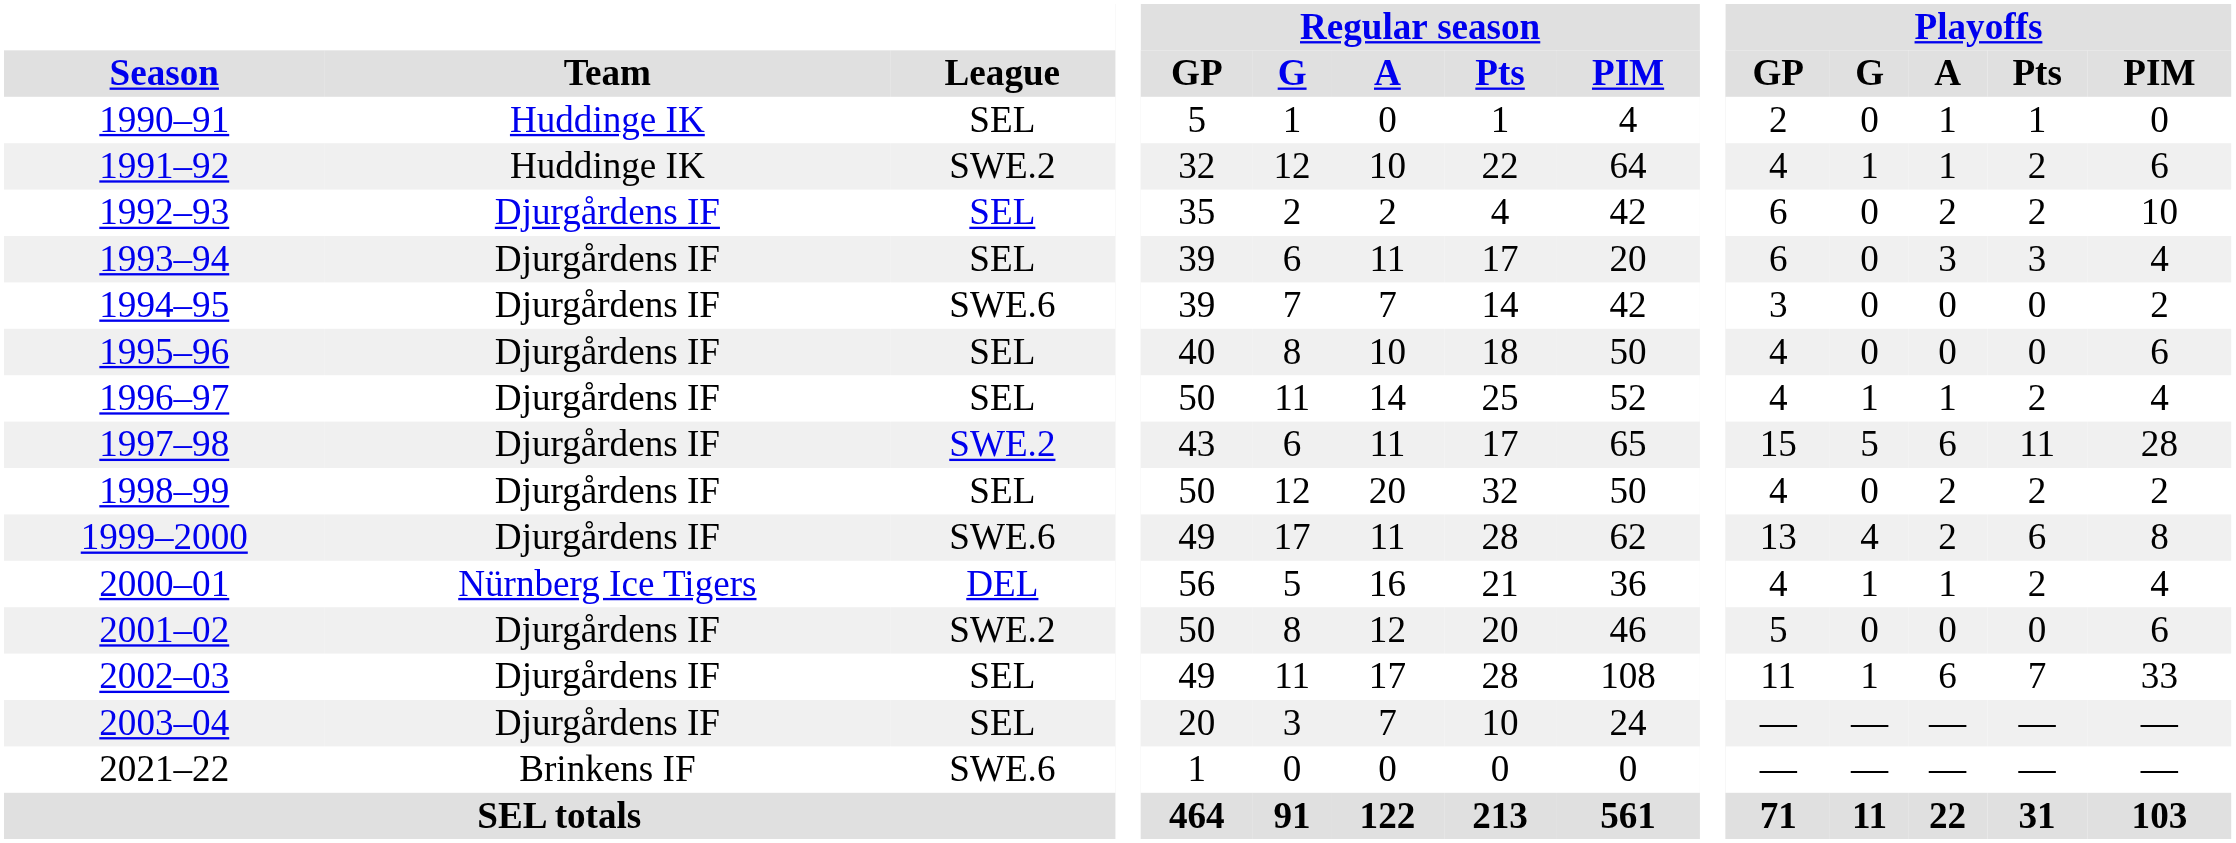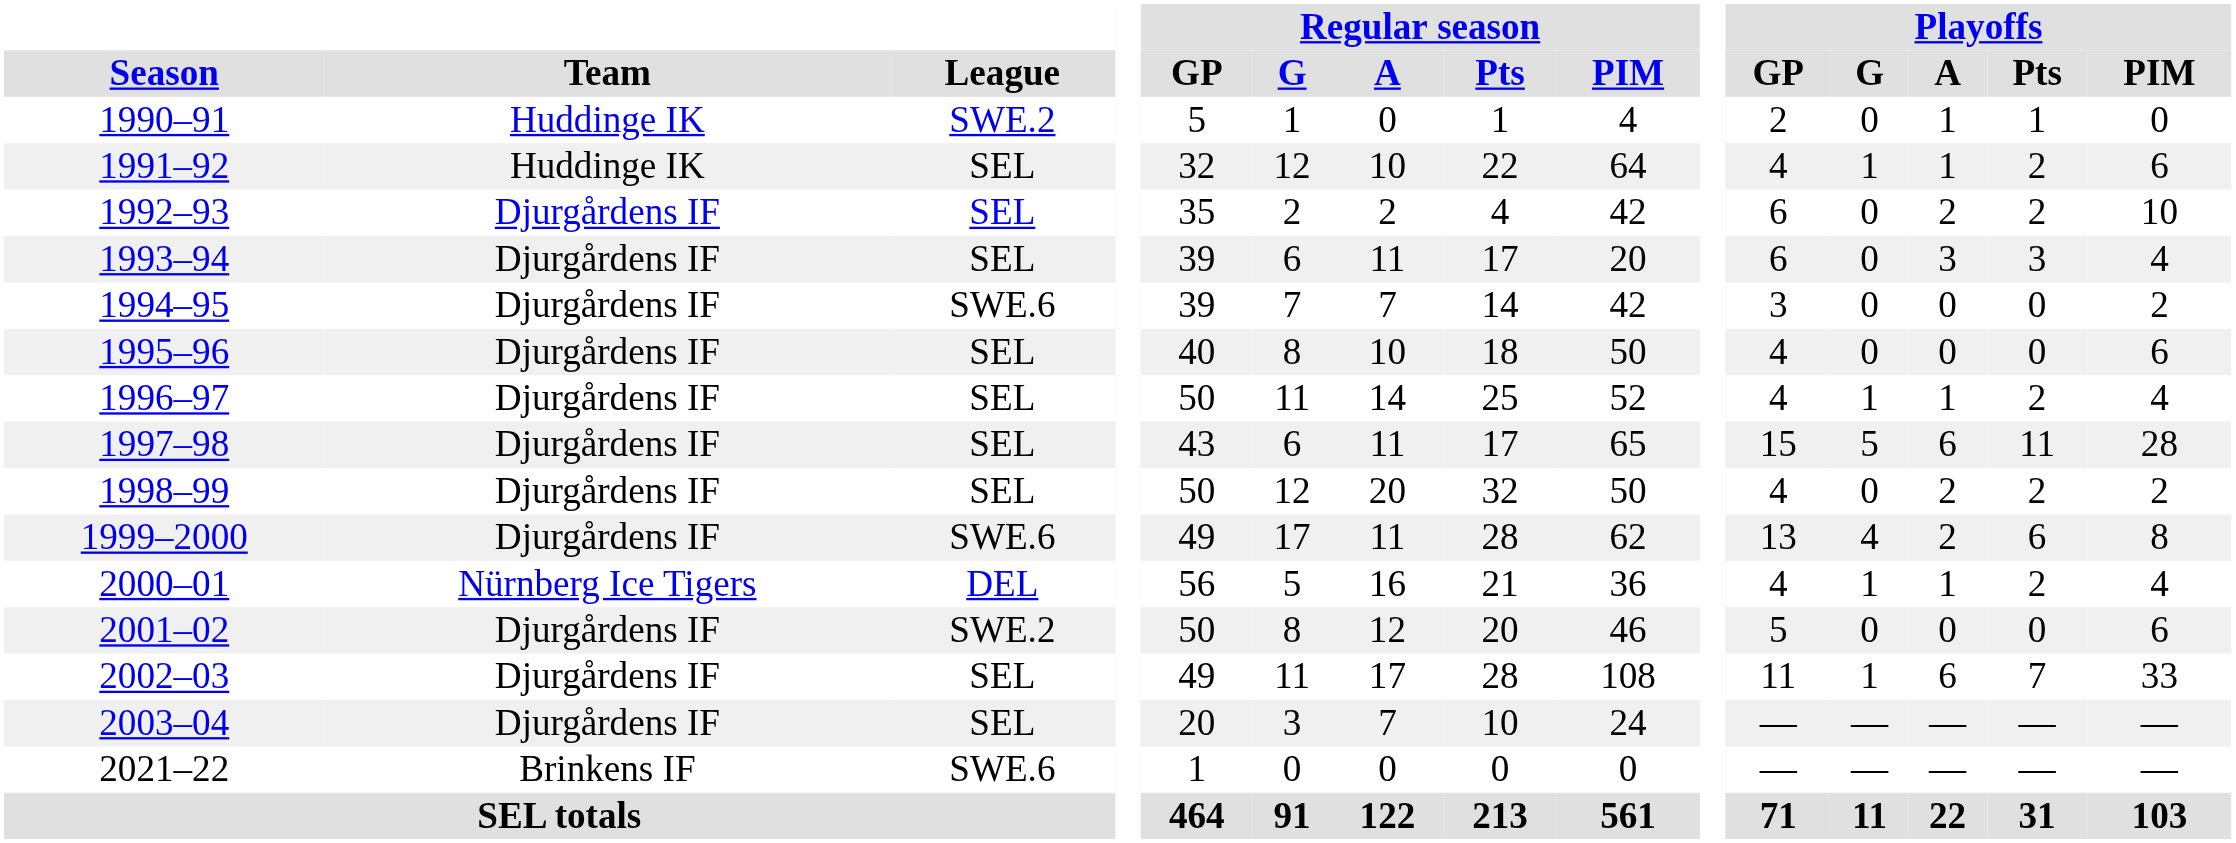(1002, 119) SEL -> (1002, 119) SWE.2
(1002, 165) SWE.2 -> (1002, 165) SEL
(1002, 444) SWE.2 -> (1002, 444) SEL
